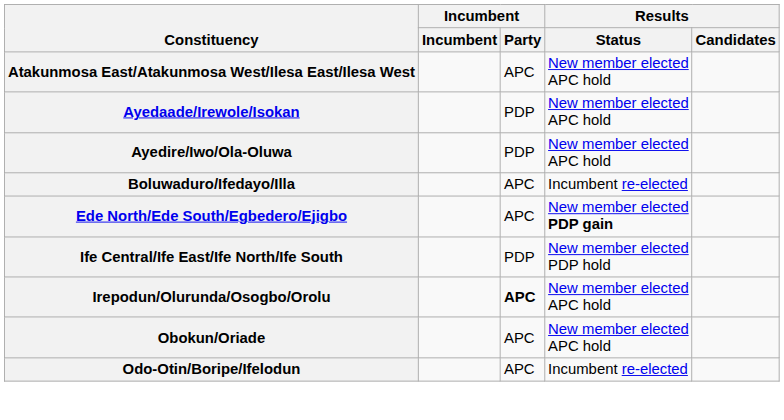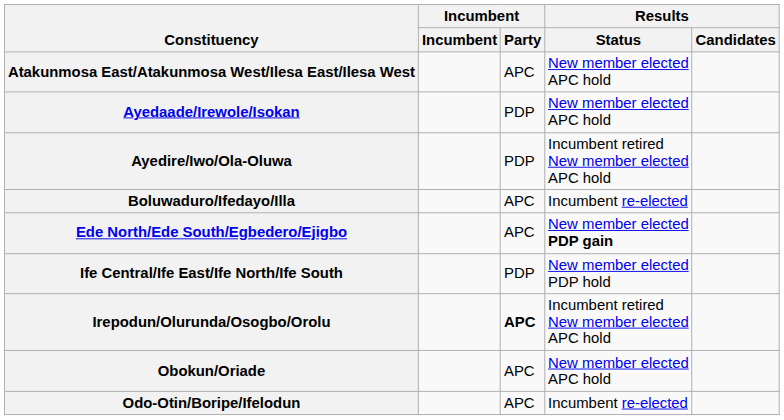(618, 152) New member elected APC hold -> (618, 160) Incumbent retired New member elected APC hold
(618, 297) New member elected APC hold -> (618, 322) Incumbent retired New member elected APC hold
